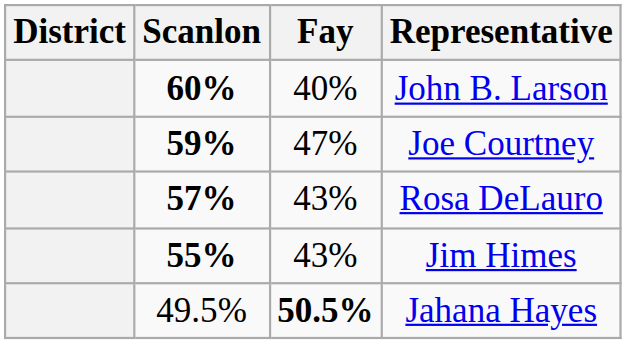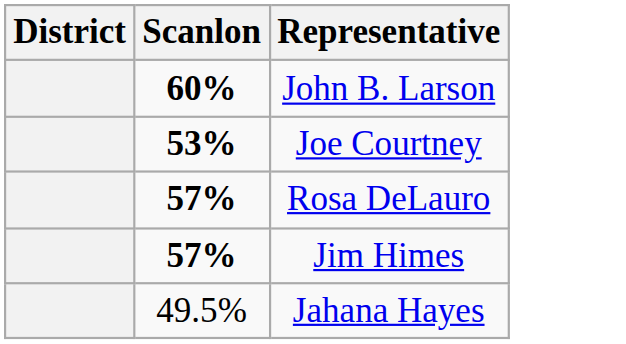- column: (325, 32)
(202, 143) 59% -> (202, 143) 53%
(202, 254) 55% -> (202, 254) 57%
